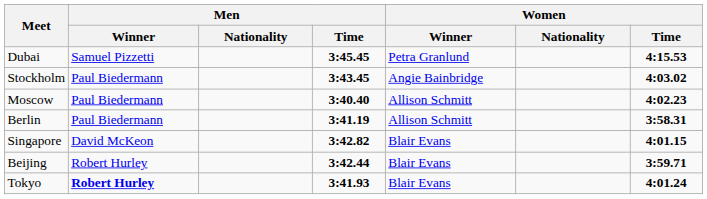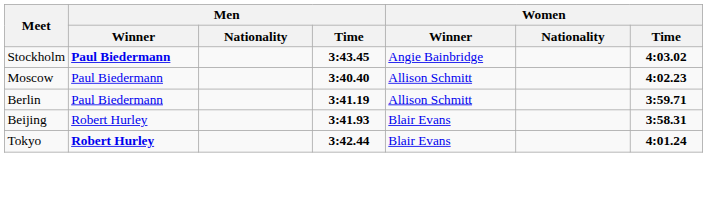- row: (24, 57)
(117, 78) normal -> (121, 57) bold
(666, 120) 3:58.31 -> (666, 99) 3:59.71
- row: (34, 141)
(349, 162) 3:42.44 -> (349, 120) 3:41.93
(666, 162) 3:59.71 -> (666, 120) 3:58.31
(349, 183) 3:41.93 -> (349, 141) 3:42.44
